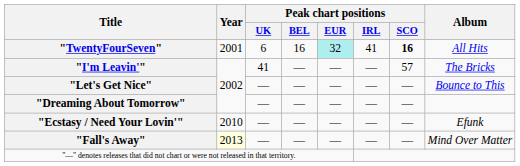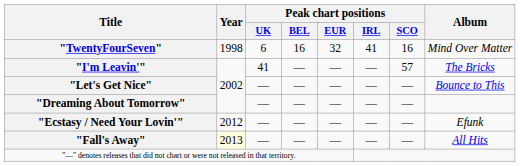(231, 49) 2001 -> (231, 49) 1998
(335, 49) paleturquoise background -> (335, 49) no background
(407, 49) bold -> (407, 49) normal
(470, 49) All Hits -> (470, 49) Mind Over Matter
(231, 122) 2010 -> (231, 122) 2012
(470, 140) Mind Over Matter -> (470, 140) All Hits
